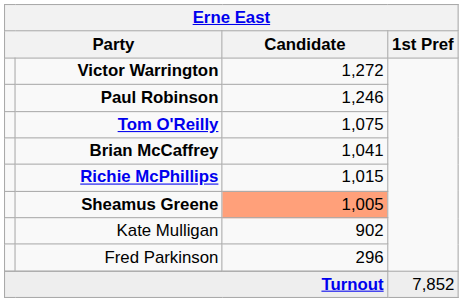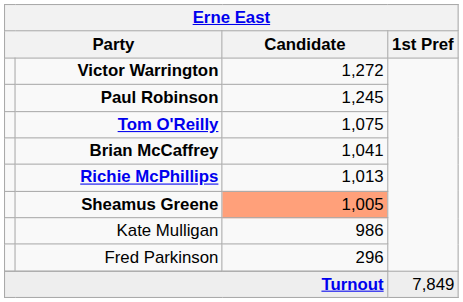(363, 97) 1,246 -> (363, 97) 1,245
(363, 177) 1,015 -> (363, 177) 1,013
(370, 230) 902 -> (370, 230) 986
(433, 284) 7,852 -> (433, 284) 7,849
